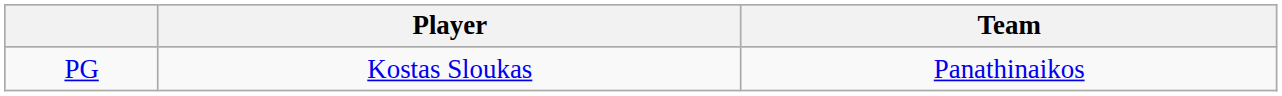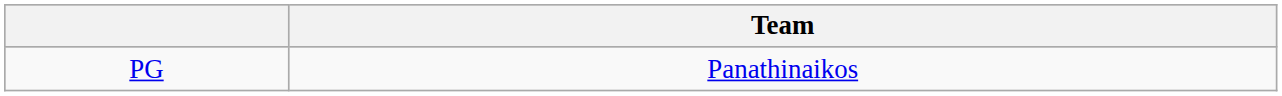- column: (450, 25)
